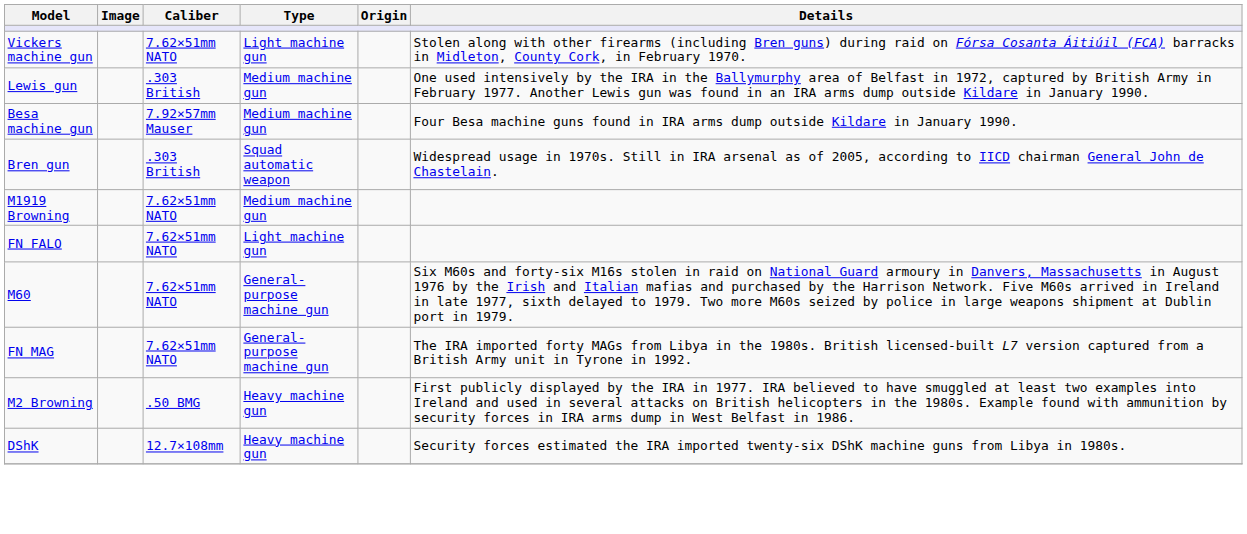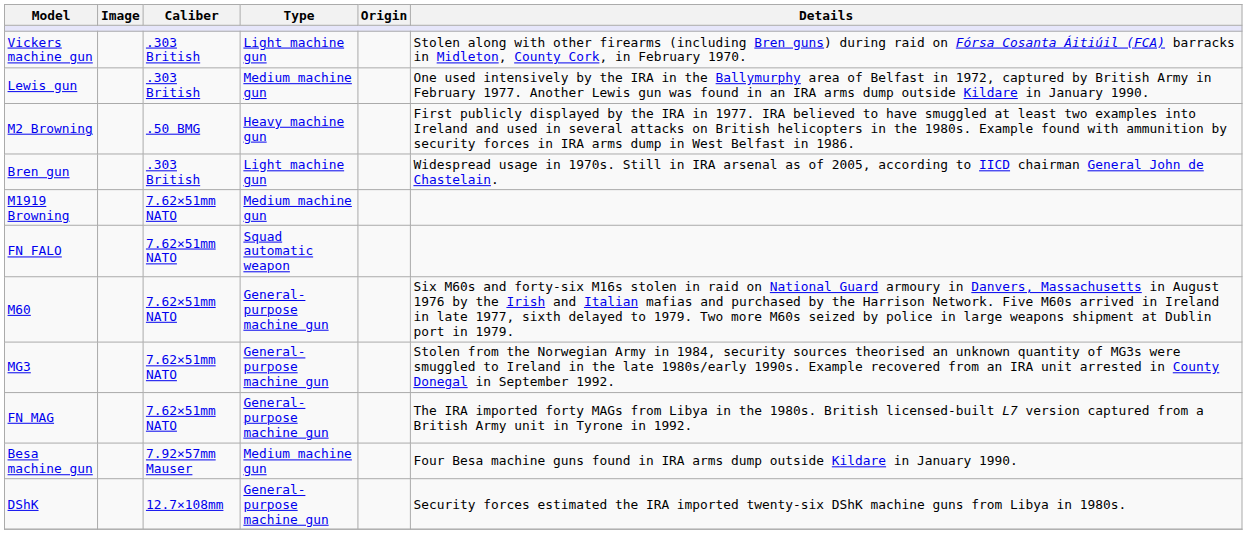(181, 50) 7.62×51mm NATO -> (173, 50) .303 British
rows swapped: (50, 121) <-> (50, 403)
(278, 164) Squad automatic weapon -> (294, 172) Light machine gun
(294, 243) Light machine gun -> (278, 251) Squad automatic weapon
+ row: (19, 367)
(294, 446) Heavy machine gun -> (286, 504) General-purpose machine gun
